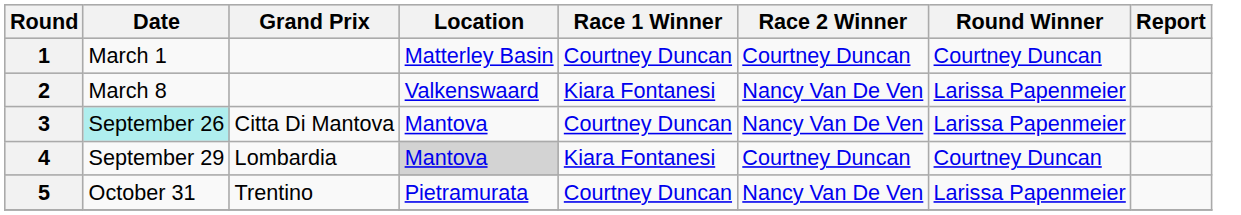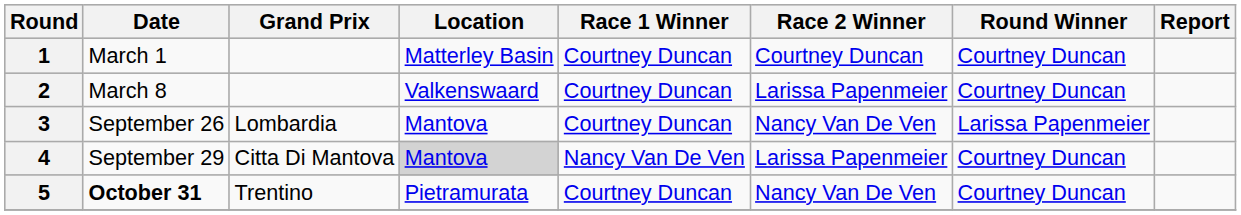(640, 90) Kiara Fontanesi -> (648, 90) Courtney Duncan
(833, 90) Nancy Van De Ven -> (851, 90) Larissa Papenmeier
(1030, 90) Larissa Papenmeier -> (1042, 90) Courtney Duncan
(156, 124) paleturquoise background -> (156, 124) no background
(315, 124) Citta Di Mantova -> (286, 124) Lombardia
(286, 158) Lombardia -> (315, 158) Citta Di Mantova
(640, 158) Kiara Fontanesi -> (654, 158) Nancy Van De Ven
(826, 158) Courtney Duncan -> (851, 158) Larissa Papenmeier
(142, 192) normal -> (145, 192) bold
(1030, 192) Larissa Papenmeier -> (1042, 192) Courtney Duncan
